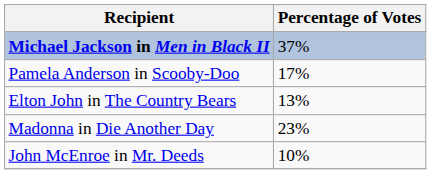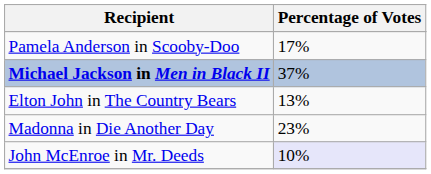rows swapped: (139, 45) <-> (124, 73)
(293, 155) no background -> (293, 155) lavender background
